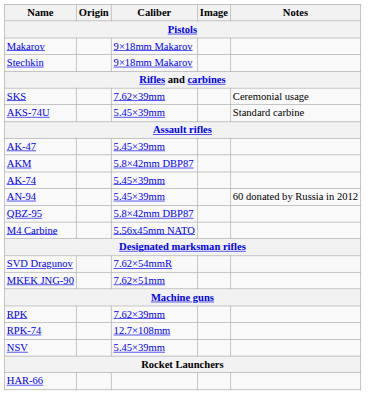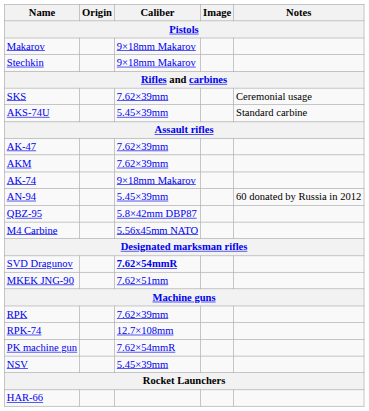(139, 146) 5.45×39mm -> (143, 146) 7.62×39mm
(154, 163) 5.8×42mm DBP87 -> (143, 163) 7.62×39mm
(139, 180) 5.45×39mm -> (156, 180) 9×18mm Makarov
(143, 264) normal -> (147, 264) bold
+ row: (42, 347)
